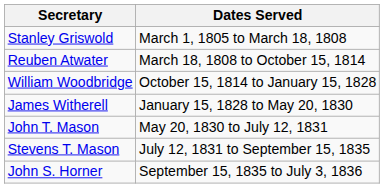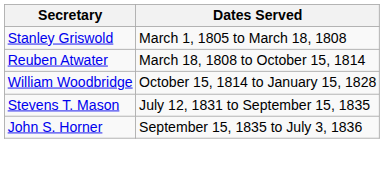- row: (58, 104)
- row: (53, 127)
